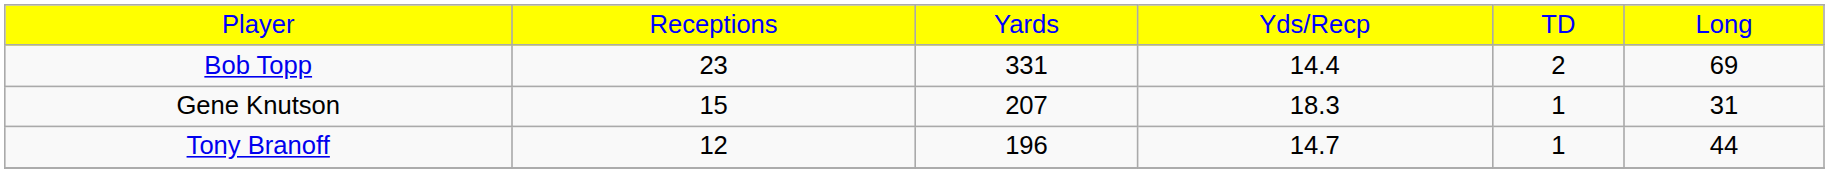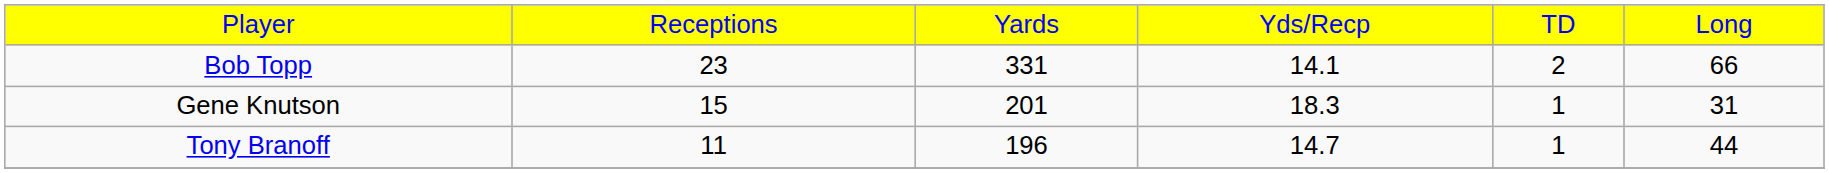(1315, 65) 14.4 -> (1315, 65) 14.1
(1724, 65) 69 -> (1724, 65) 66
(1026, 106) 207 -> (1026, 106) 201
(714, 146) 12 -> (714, 146) 11
